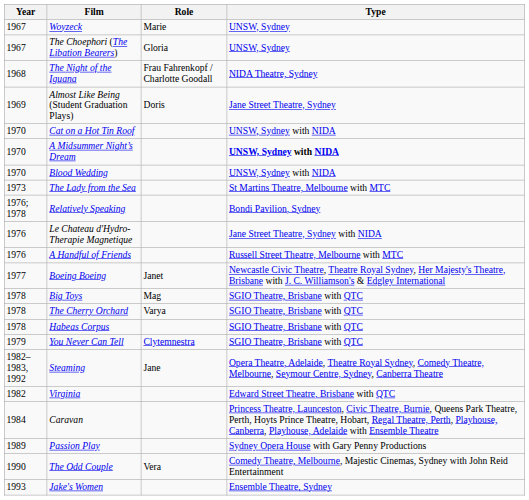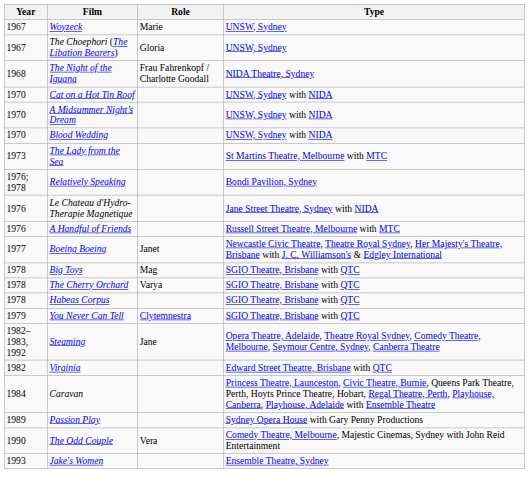- row: (88, 105)
(284, 152) bold -> (279, 115) normal
